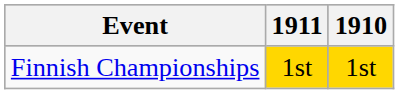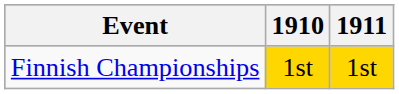columns swapped: (361, 25) <-> (297, 25)
